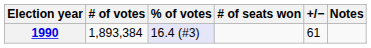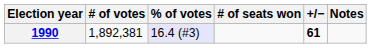(116, 33) 1,893,384 -> (116, 33) 1,892,381
(313, 33) normal -> (313, 33) bold
